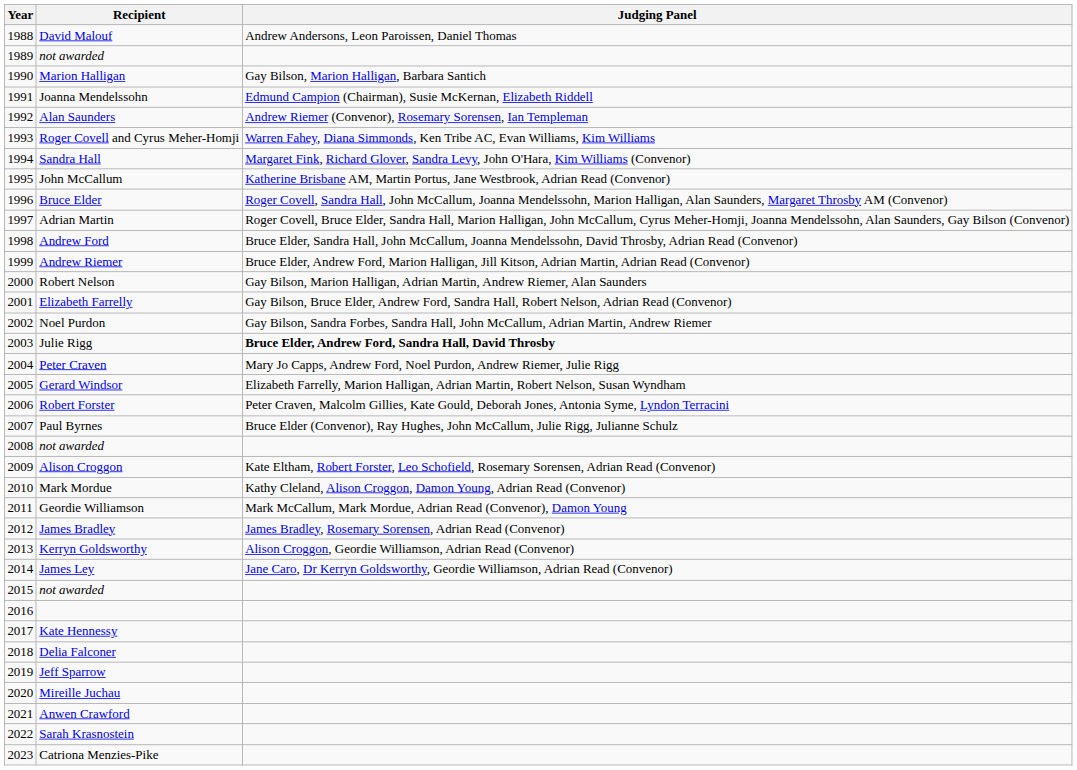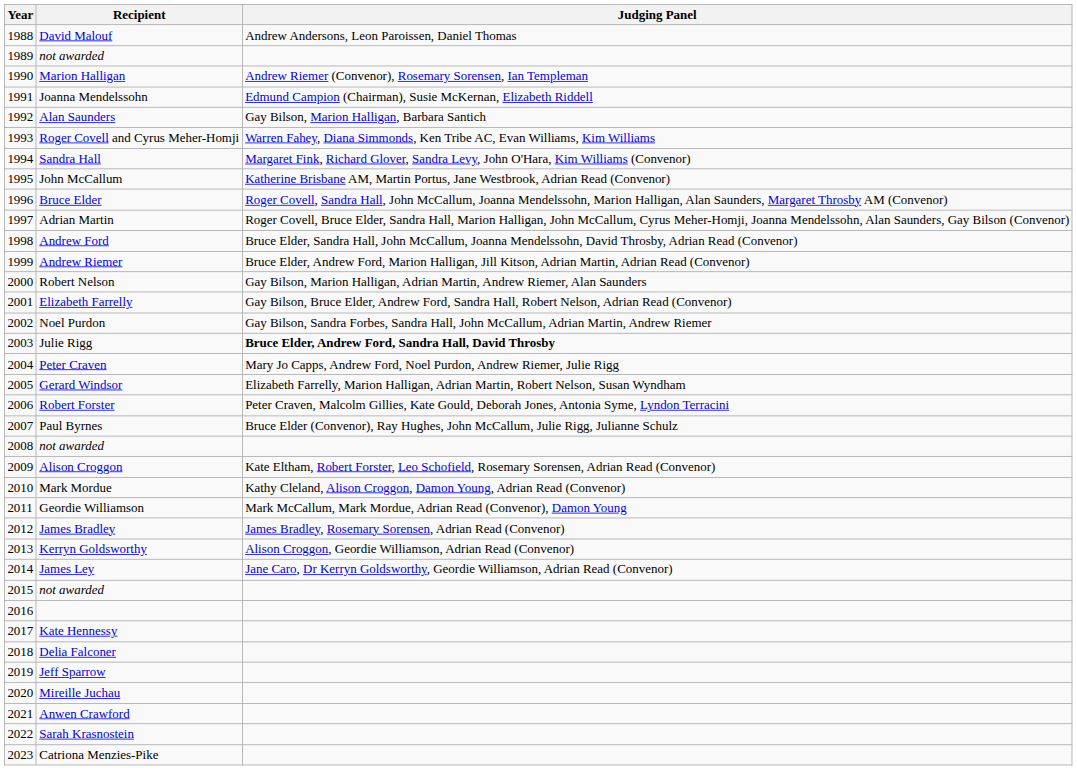(366, 76) Gay Bilson, Marion Halligan, Barbara Santich -> (417, 76) Andrew Riemer (Convenor), Rosemary Sorensen, Ian Templeman
(417, 117) Andrew Riemer (Convenor), Rosemary Sorensen, Ian Templeman -> (366, 117) Gay Bilson, Marion Halligan, Barbara Santich
